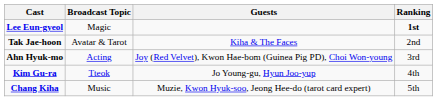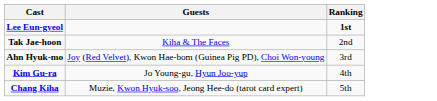- column: (99, 12)
